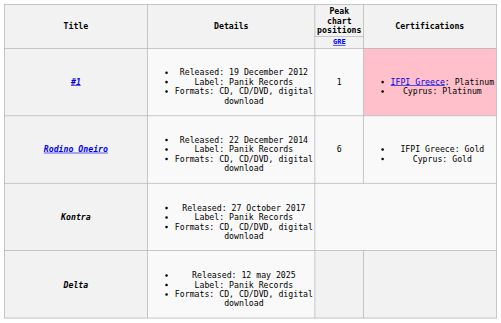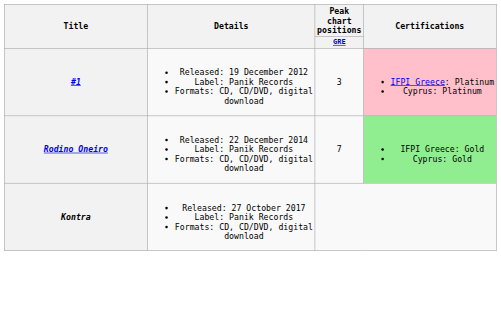(339, 82) 1 -> (339, 82) 3
(339, 149) 6 -> (339, 149) 7
(430, 154) no background -> (430, 154) lightgreen background
- row: (76, 285)
